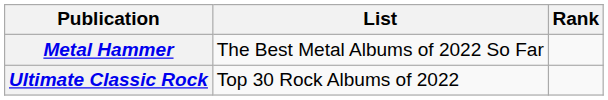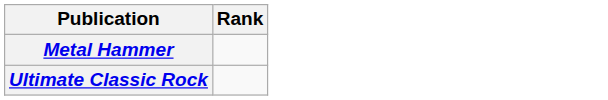- column: (380, 19)
